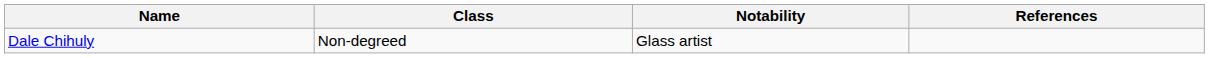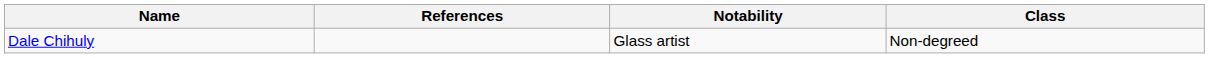columns swapped: (473, 16) <-> (1056, 16)
